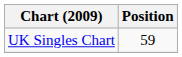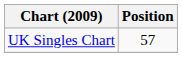(148, 40) 59 -> (148, 40) 57
